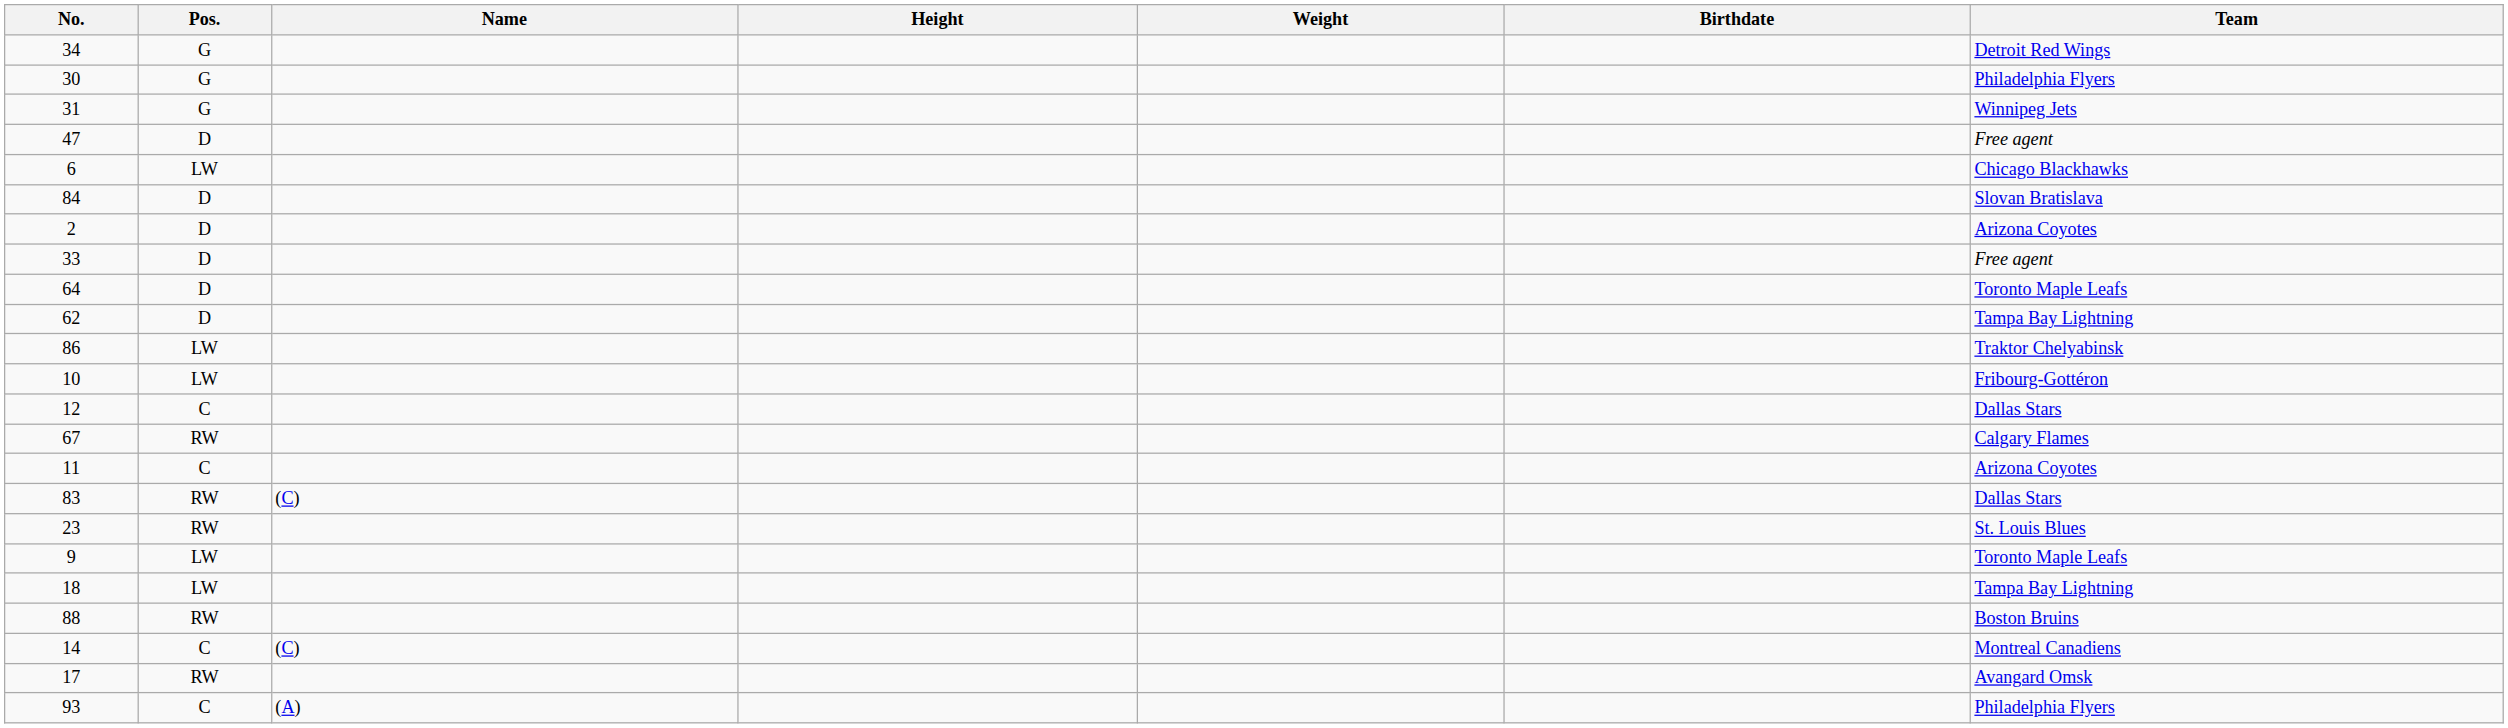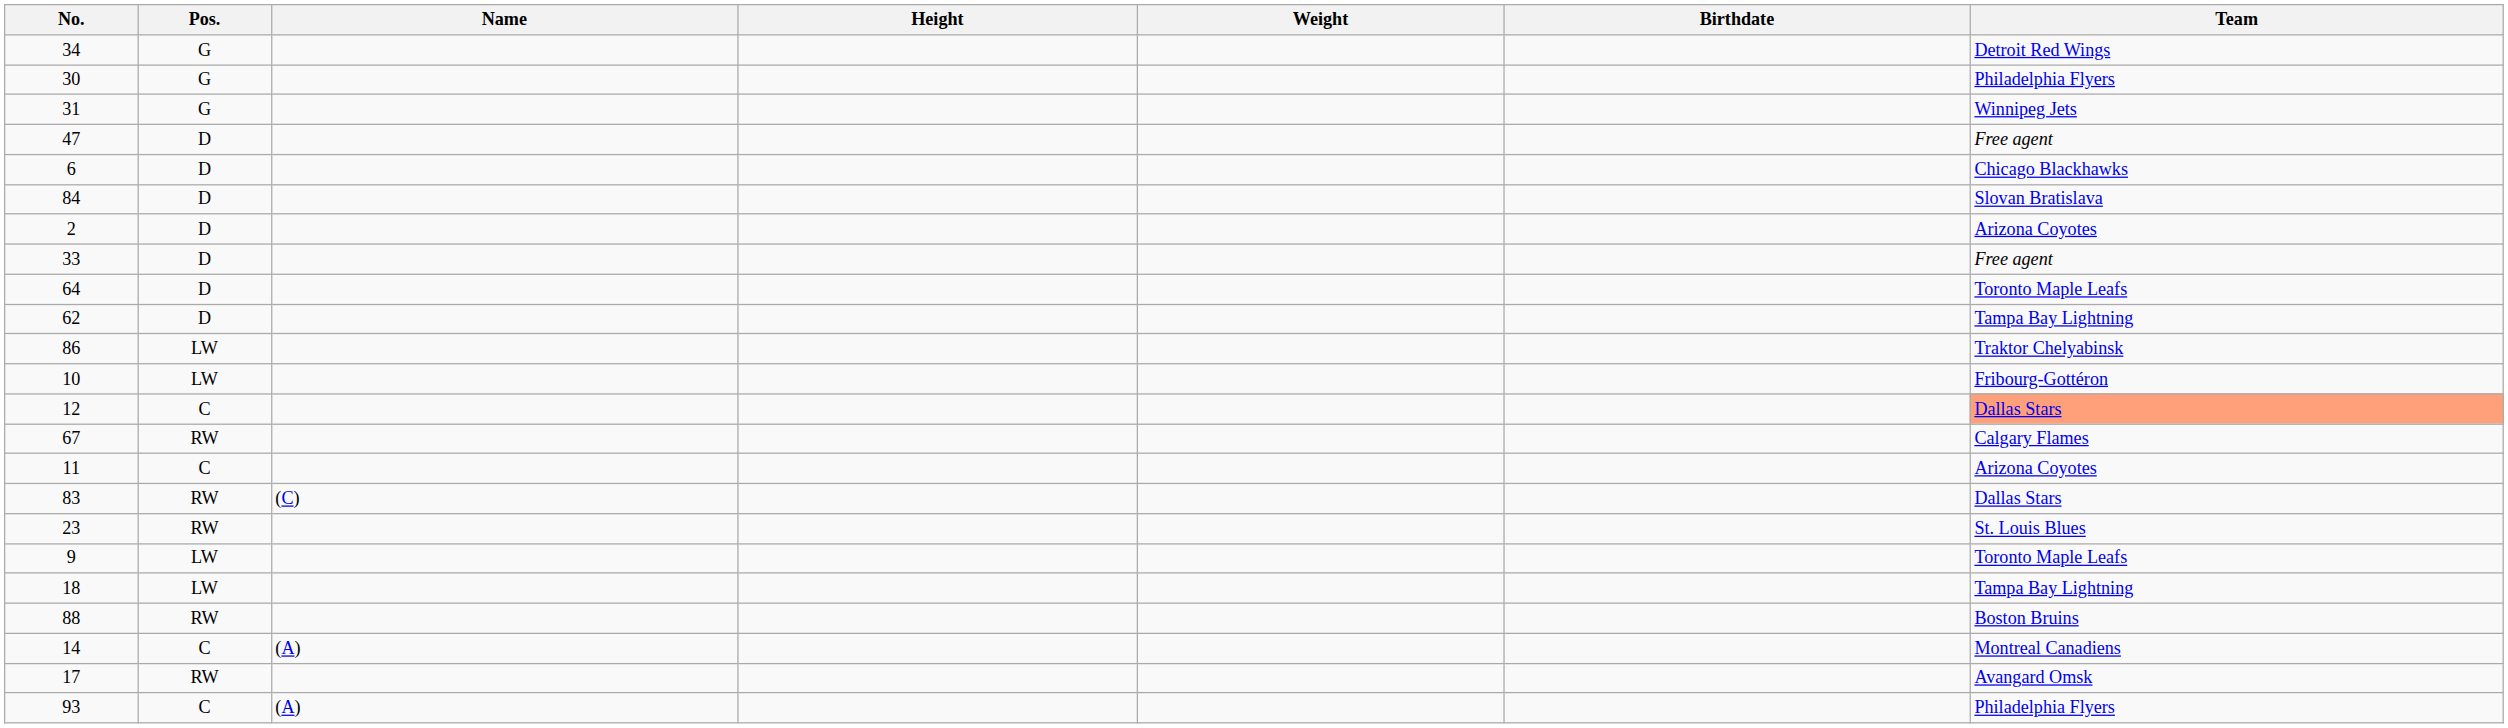(204, 169) LW -> (204, 169) D
(2018, 408) no background -> (2018, 408) lightsalmon background
(287, 648) (C) -> (288, 648) (A)
